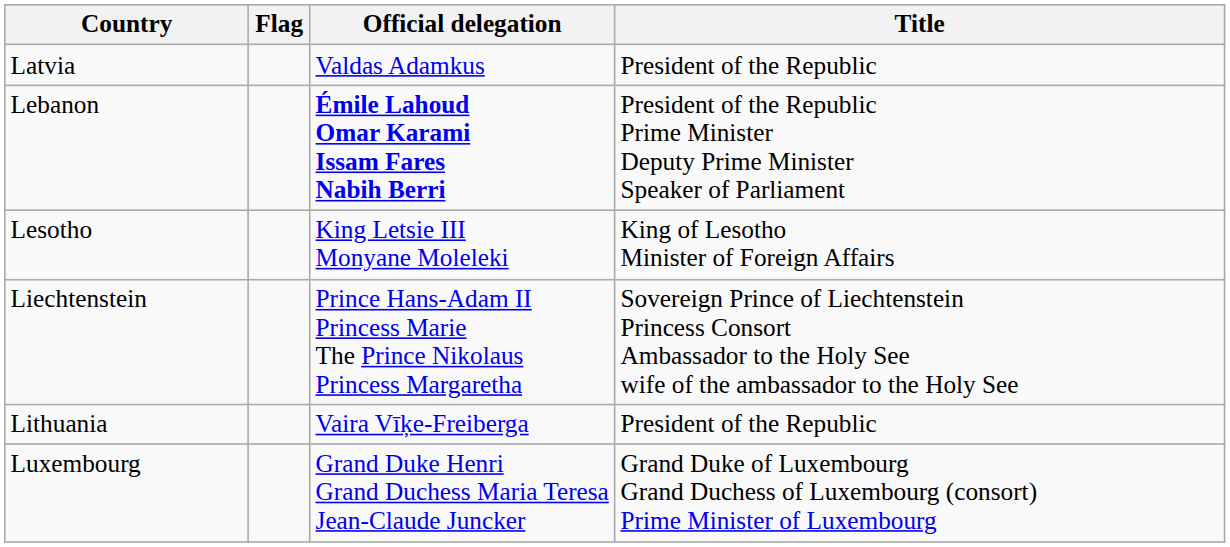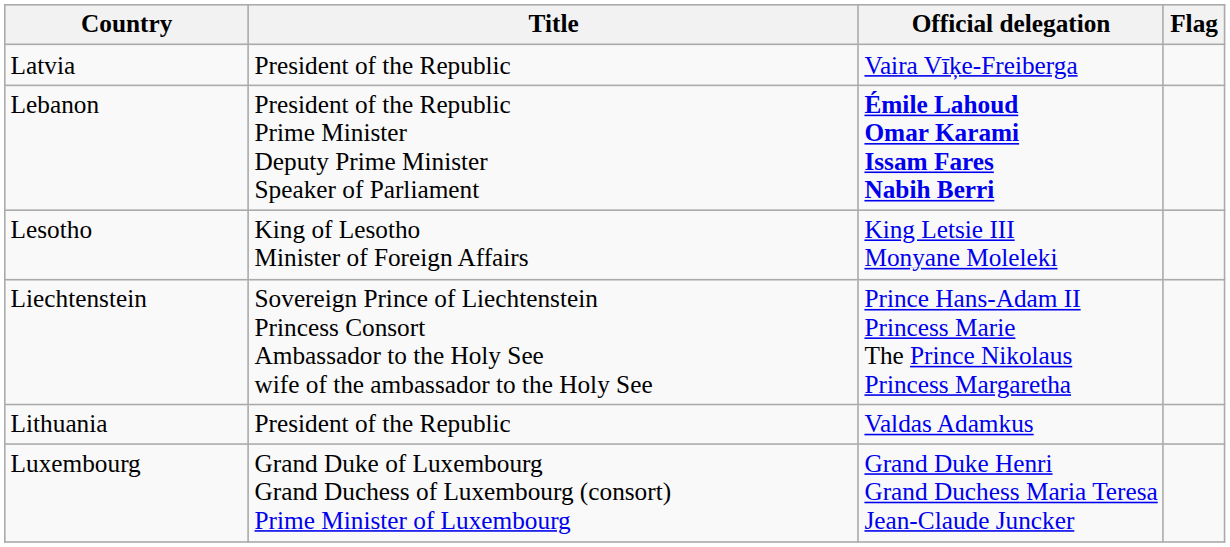columns swapped: (279, 24) <-> (920, 24)
(400, 64) Valdas Adamkus -> (971, 64) Vaira Vīķe-Freiberga
(422, 424) Vaira Vīķe-Freiberga -> (949, 424) Valdas Adamkus
